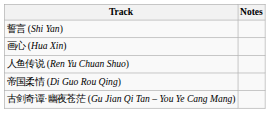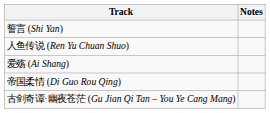- row: (36, 46)
+ row: (38, 64)
